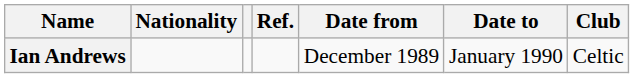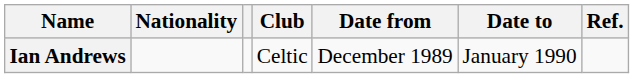columns swapped: (598, 21) <-> (275, 21)
